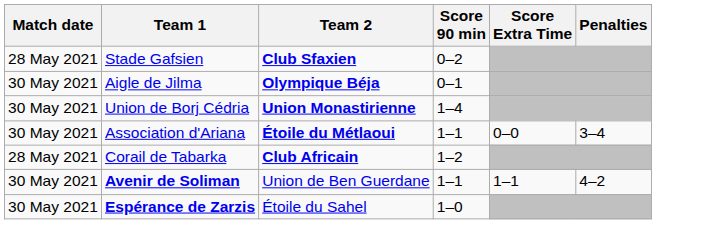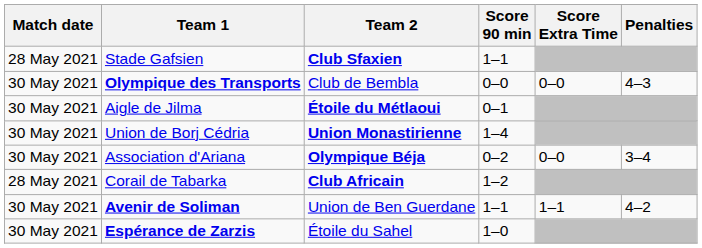(450, 58) 0–2 -> (495, 58) 1–1
+ row: (203, 83)
(321, 83) Olympique Béja -> (374, 108) Étoile du Métlaoui
(329, 132) Étoile du Métlaoui -> (367, 157) Olympique Béja
(450, 132) 1–1 -> (495, 157) 0–2
